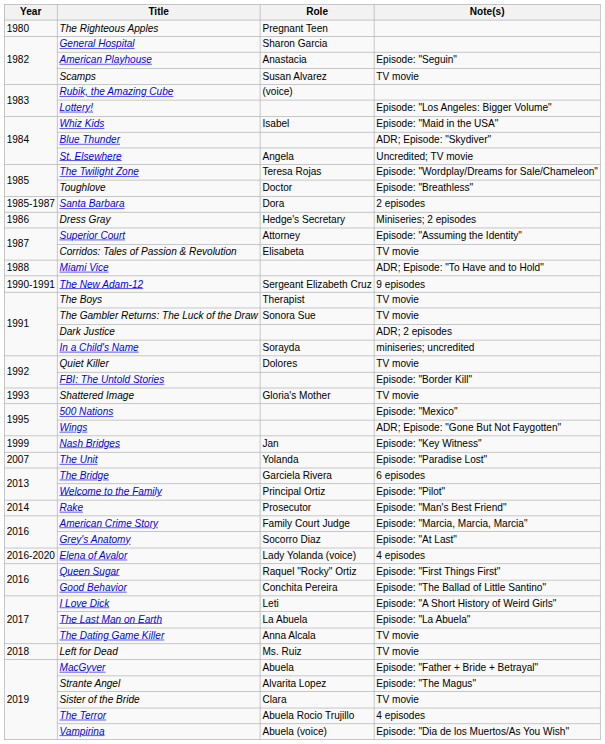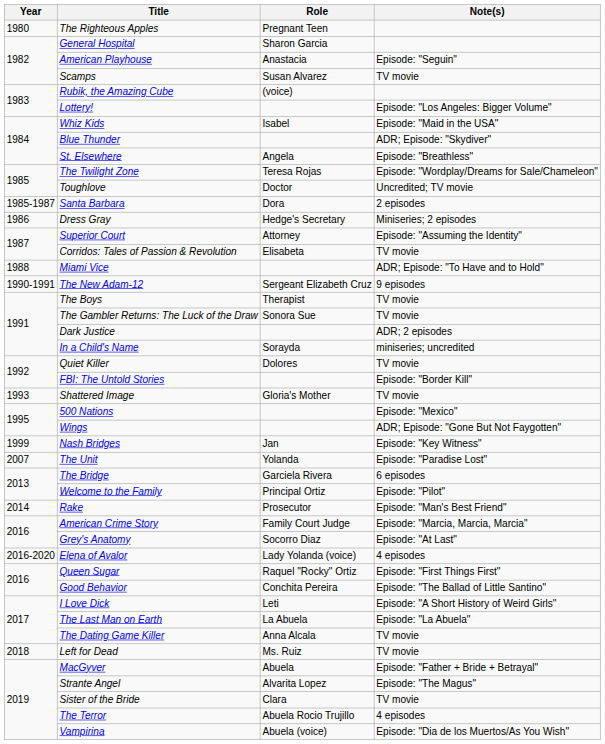(425, 156) Uncredited; TV movie -> (425, 156) Episode: "Breathless"
(425, 188) Episode: "Breathless" -> (425, 188) Uncredited; TV movie
